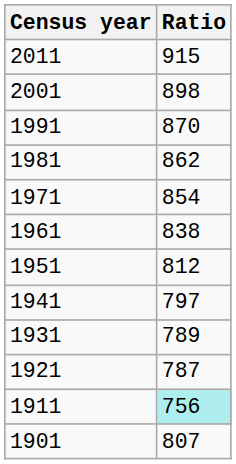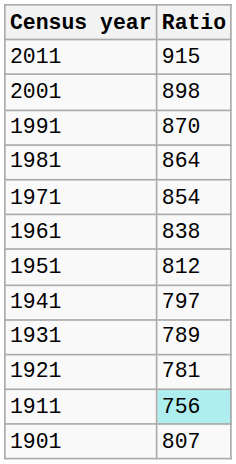(181, 162) 862 -> (181, 162) 864
(181, 372) 787 -> (181, 372) 781
